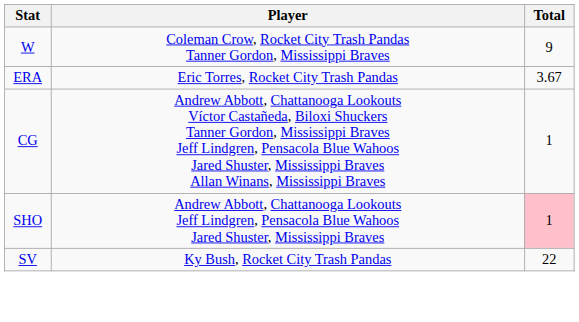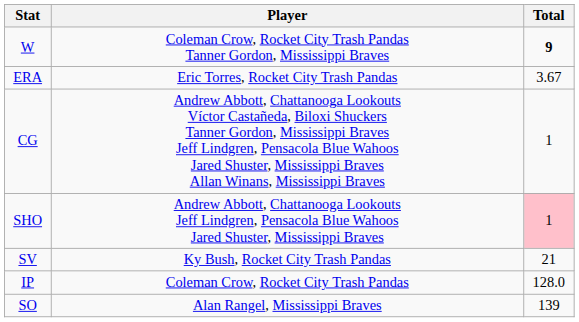(549, 46) normal -> (549, 46) bold
(549, 259) 22 -> (549, 259) 21
+ row: (28, 282)
+ row: (28, 305)
